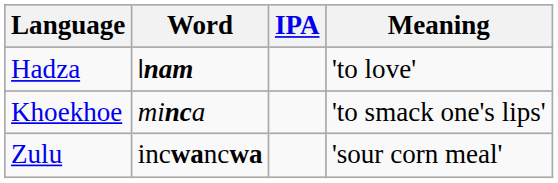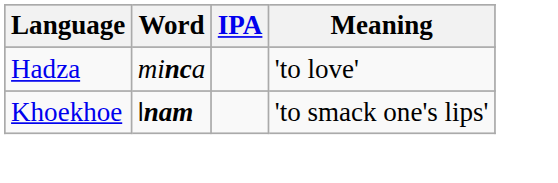(166, 68) ǀnam -> (172, 68) minca
(172, 111) minca -> (166, 111) ǀnam
- row: (37, 154)
